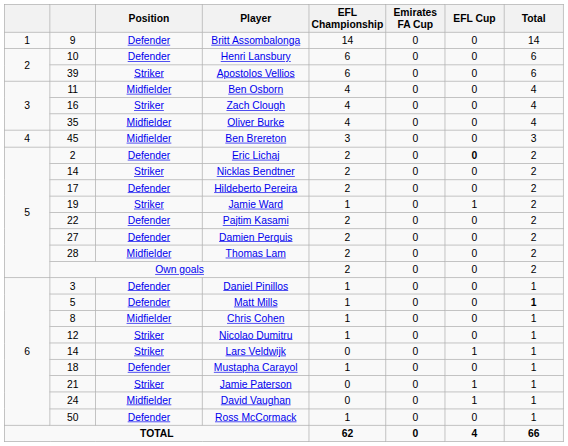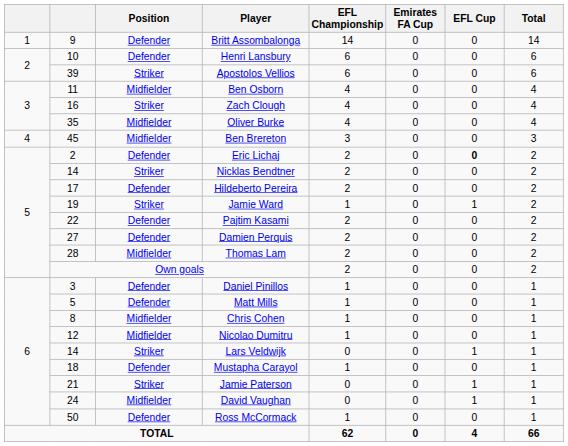(534, 302) bold -> (534, 302) normal
(149, 335) Striker -> (149, 335) Midfielder
